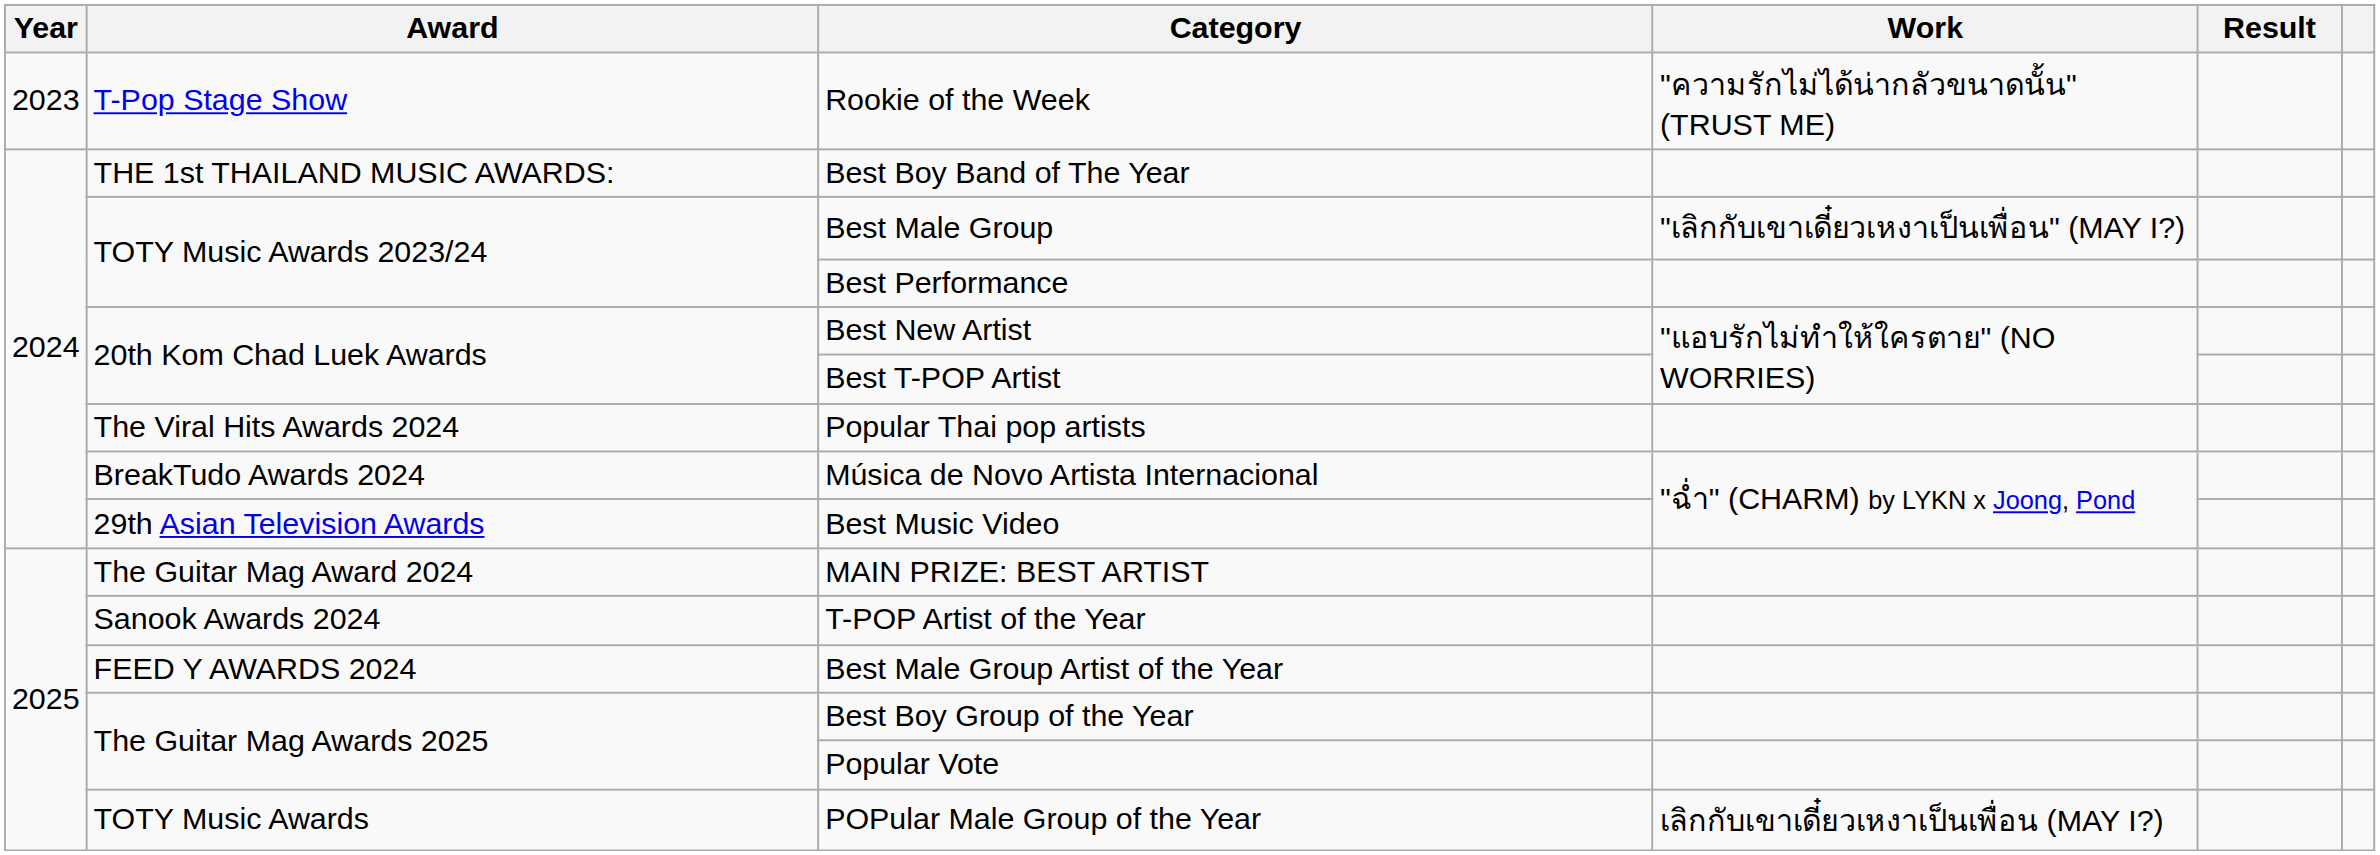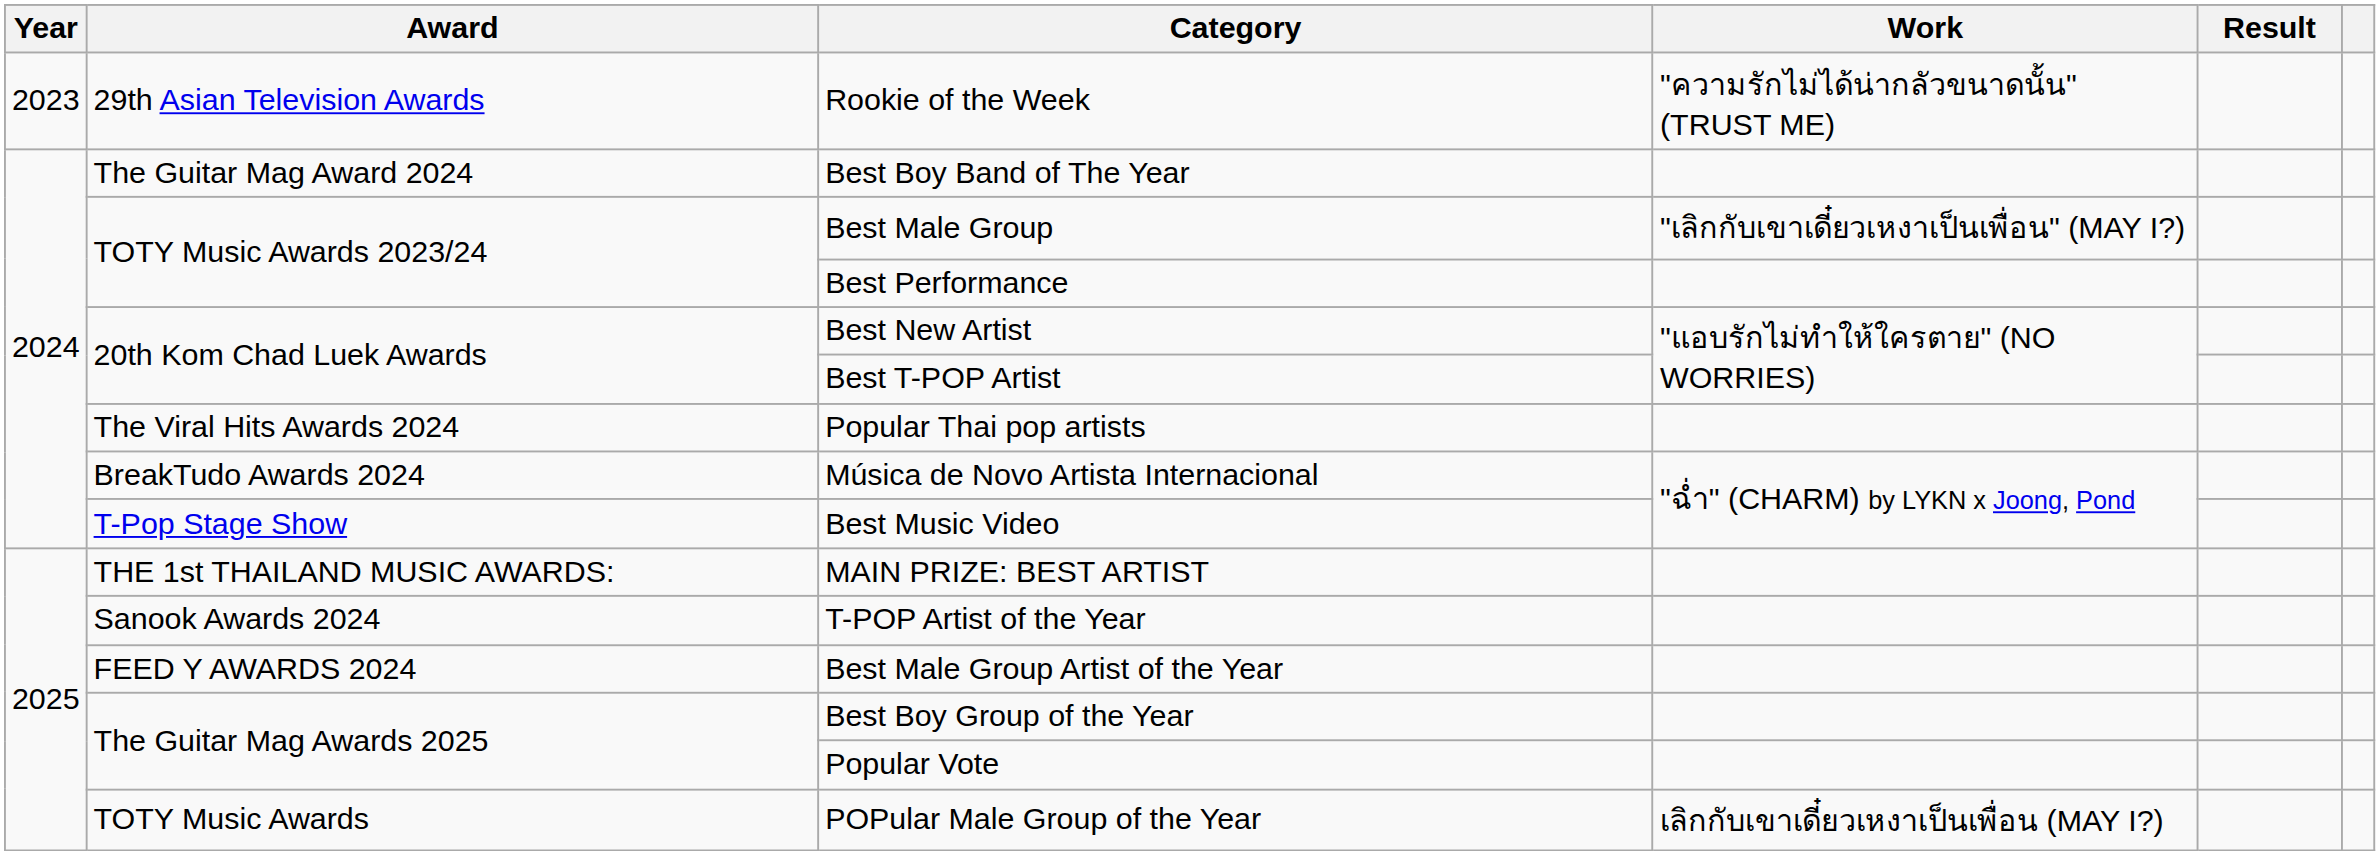(220, 100) T-Pop Stage Show -> (289, 100) 29th Asian Television Awards
(354, 172) THE 1st THAILAND MUSIC AWARDS: -> (283, 172) The Guitar Mag Award 2024
(289, 523) 29th Asian Television Awards -> (220, 523) T-Pop Stage Show
(283, 571) The Guitar Mag Award 2024 -> (354, 571) THE 1st THAILAND MUSIC AWARDS:
